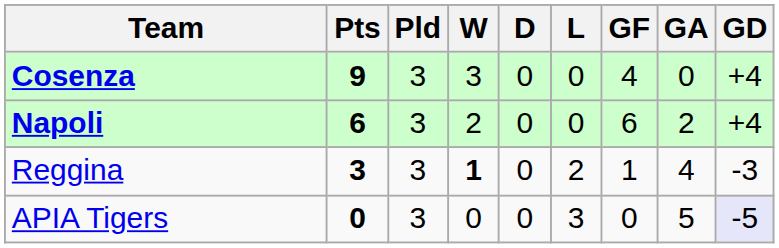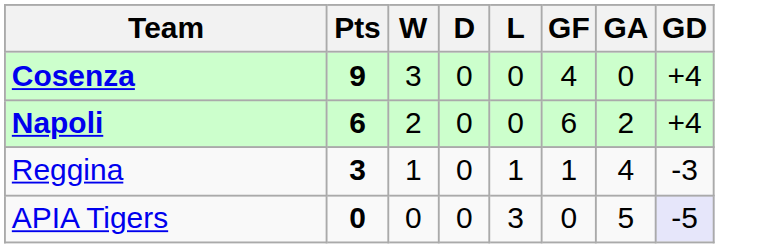- column: (418, 28)
(474, 170) bold -> (413, 170) normal
(576, 170) 2 -> (516, 170) 1
